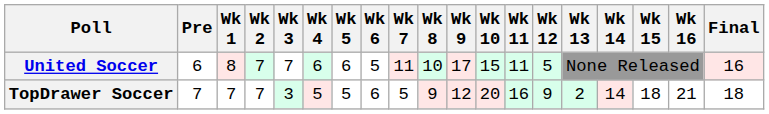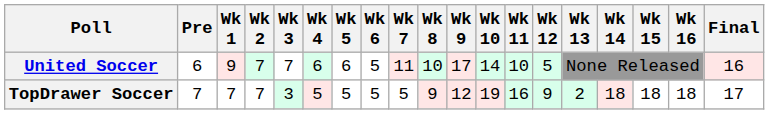(231, 66) 8 -> (231, 66) 9
(490, 66) 15 -> (490, 66) 14
(519, 66) 11 -> (519, 66) 10
(375, 94) 6 -> (375, 94) 5
(490, 94) 20 -> (490, 94) 19
(615, 94) 14 -> (615, 94) 18
(686, 94) 21 -> (686, 94) 18
(734, 94) 18 -> (734, 94) 17
